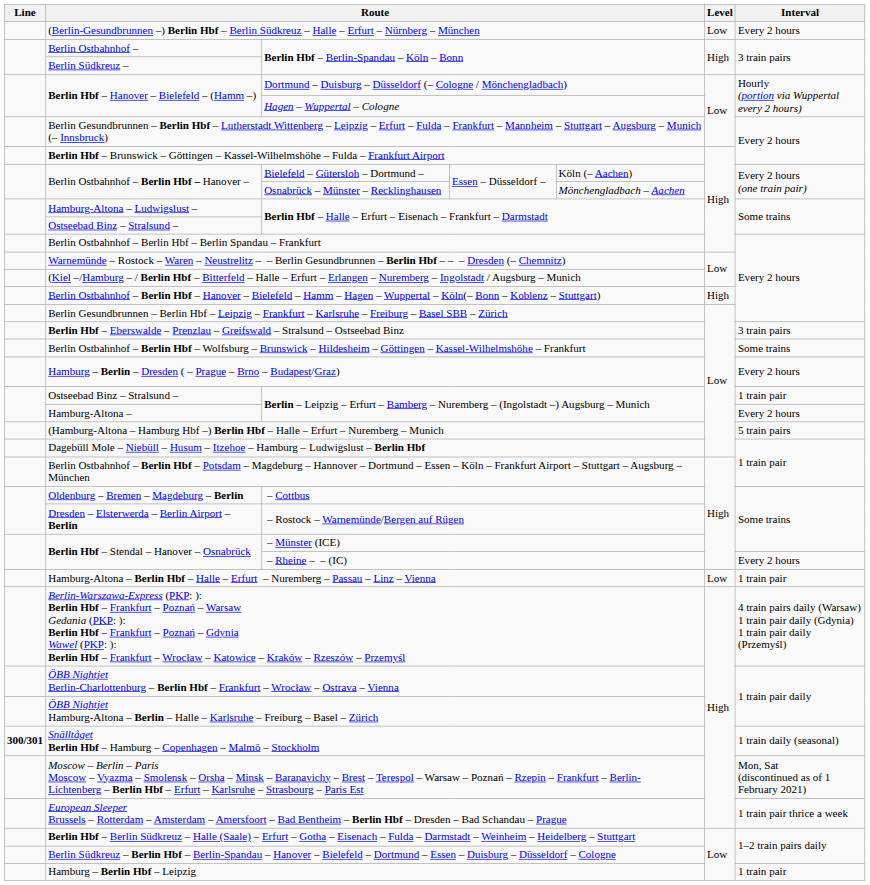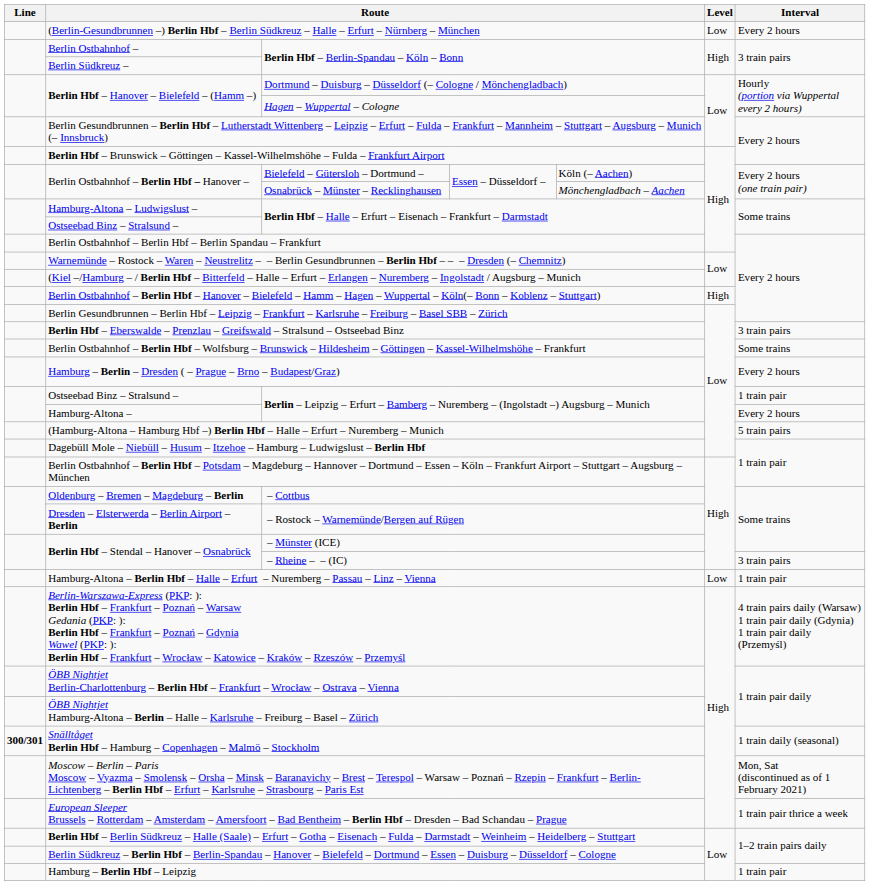(769, 560) Every 2 hours -> (764, 560) 3 train pairs
